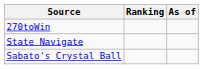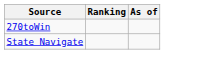- row: (64, 56)
